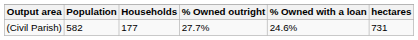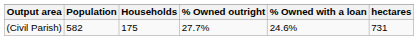(129, 27) 177 -> (129, 27) 175
